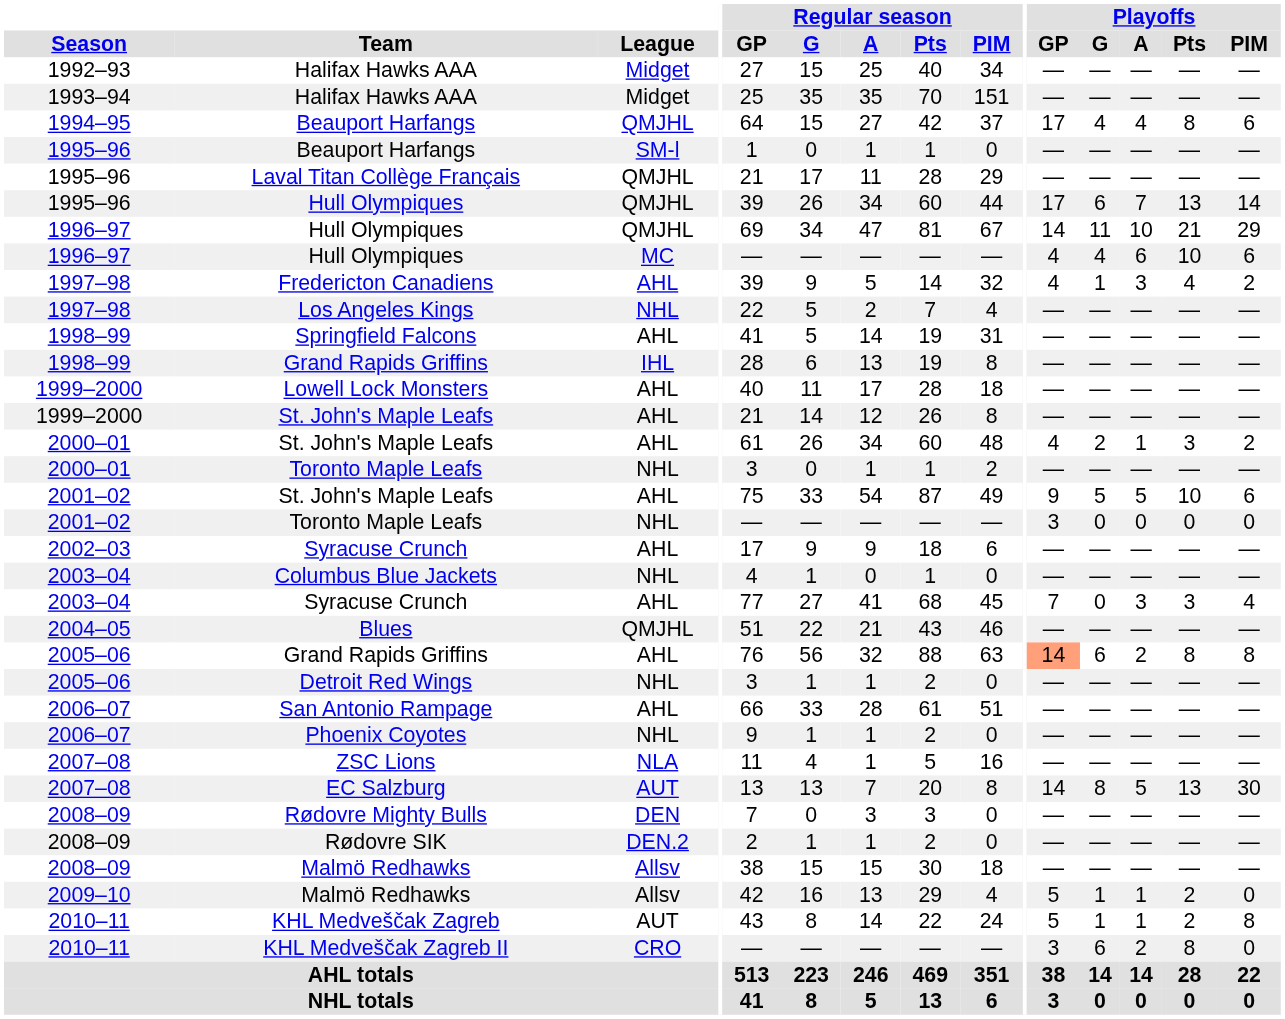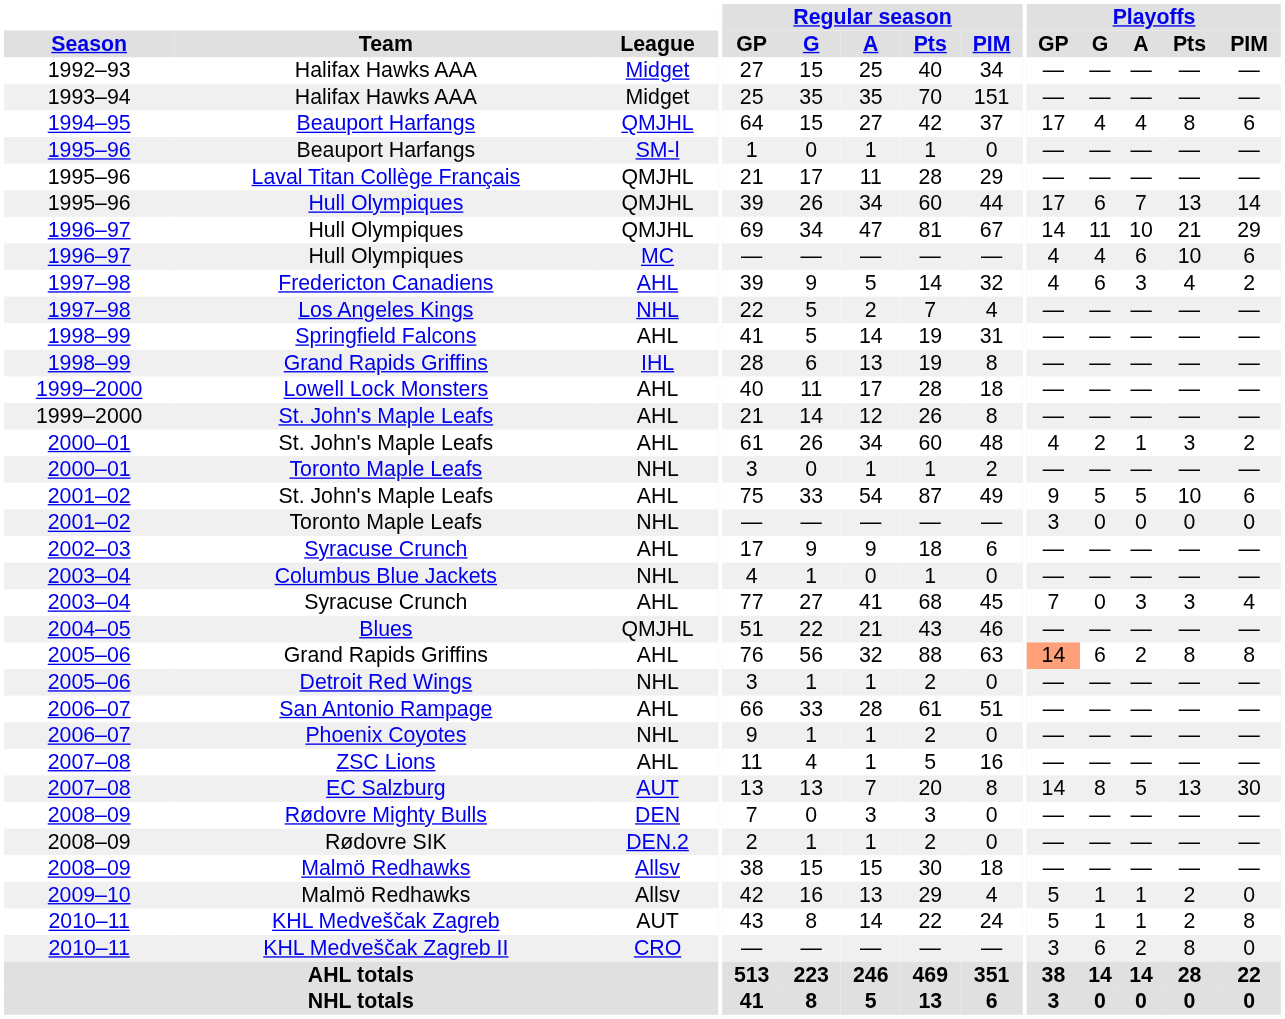(1100, 283) 1 -> (1100, 283) 6
(658, 761) NLA -> (658, 761) AHL
